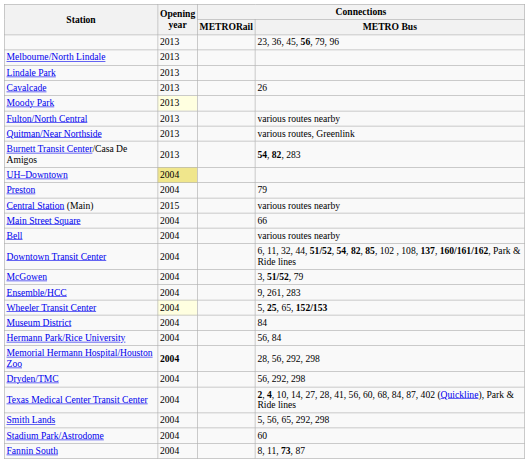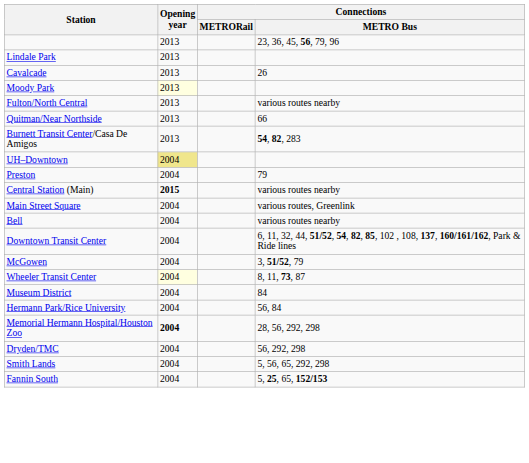- row: (56, 57)
(306, 133) various routes, Greenlink -> (262, 118) 66
(170, 205) normal -> (170, 190) bold
(262, 220) 66 -> (306, 205) various routes, Greenlink
- row: (37, 292)
(292, 307) 5, 25, 65, 152/153 -> (281, 277) 8, 11, 73, 87
- row: (77, 400)
- row: (55, 435)
(281, 451) 8, 11, 73, 87 -> (292, 379) 5, 25, 65, 152/153
